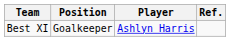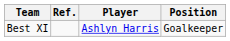columns swapped: (83, 12) <-> (211, 12)
